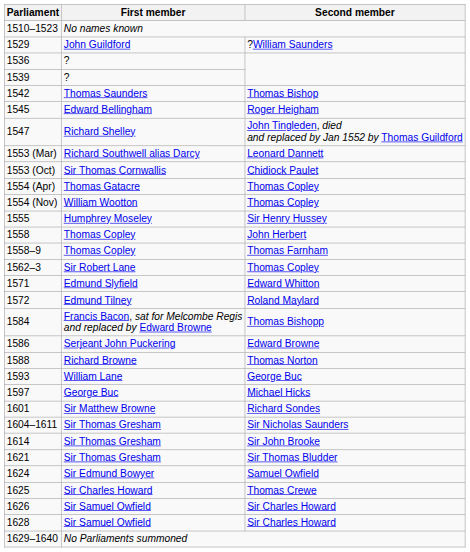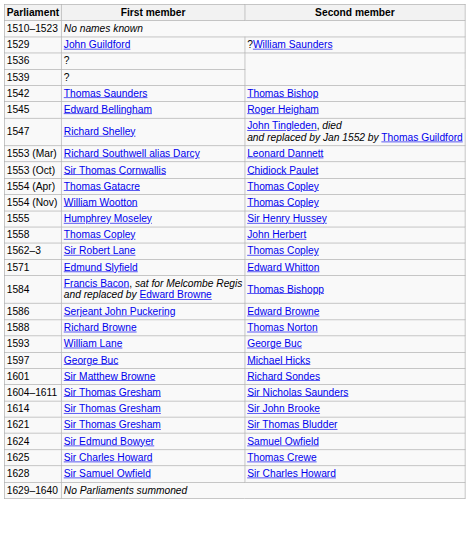- row: (24, 251)
- row: (18, 300)
- row: (18, 506)
